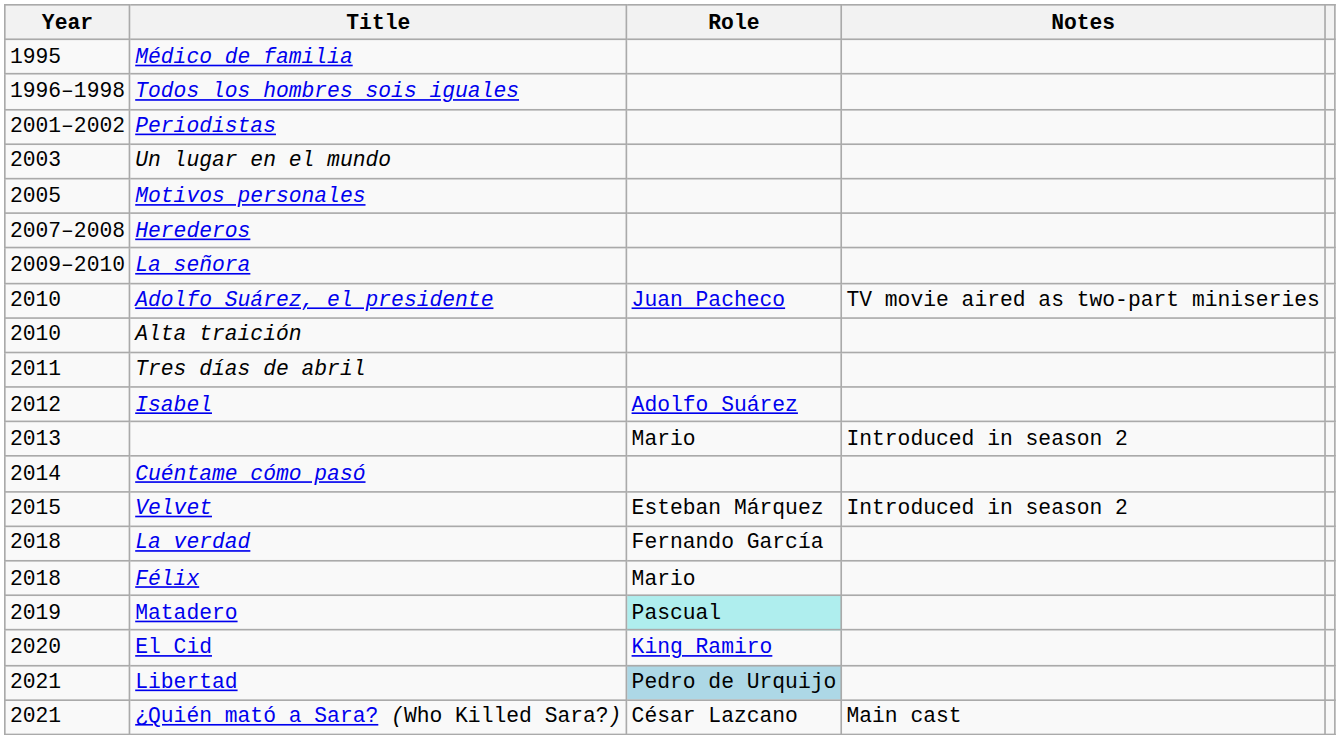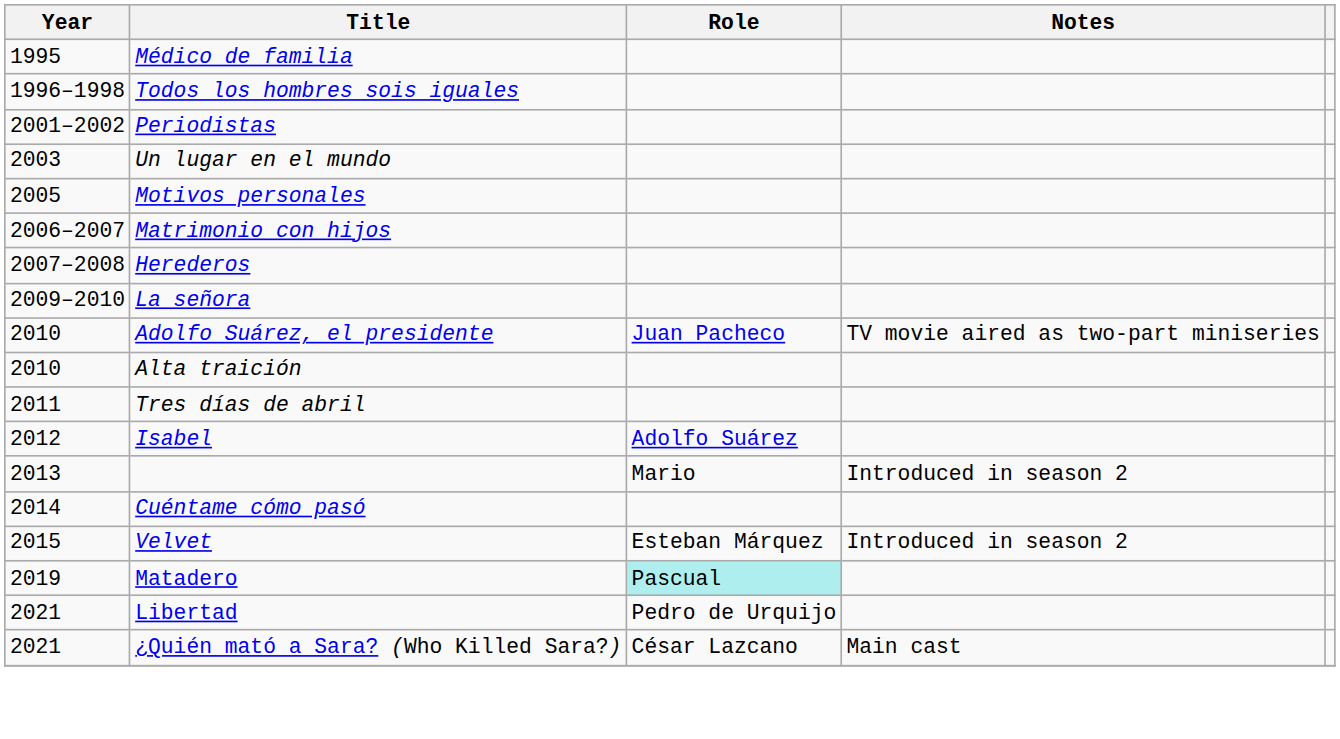+ row: (67, 231)
- row: (35, 543)
- row: (35, 578)
- row: (35, 648)
(734, 682) lightblue background -> (734, 613) no background
